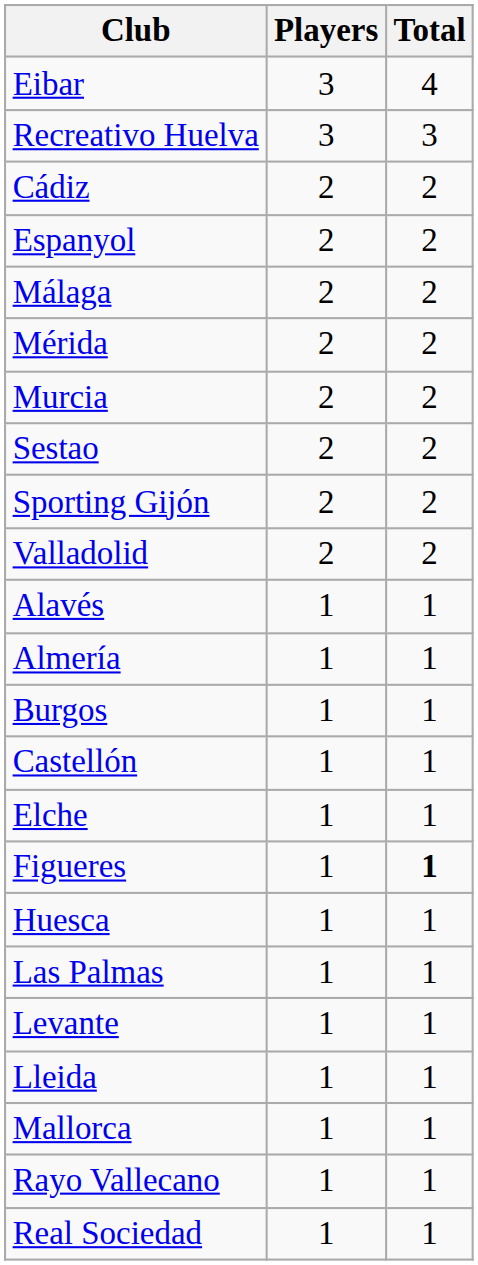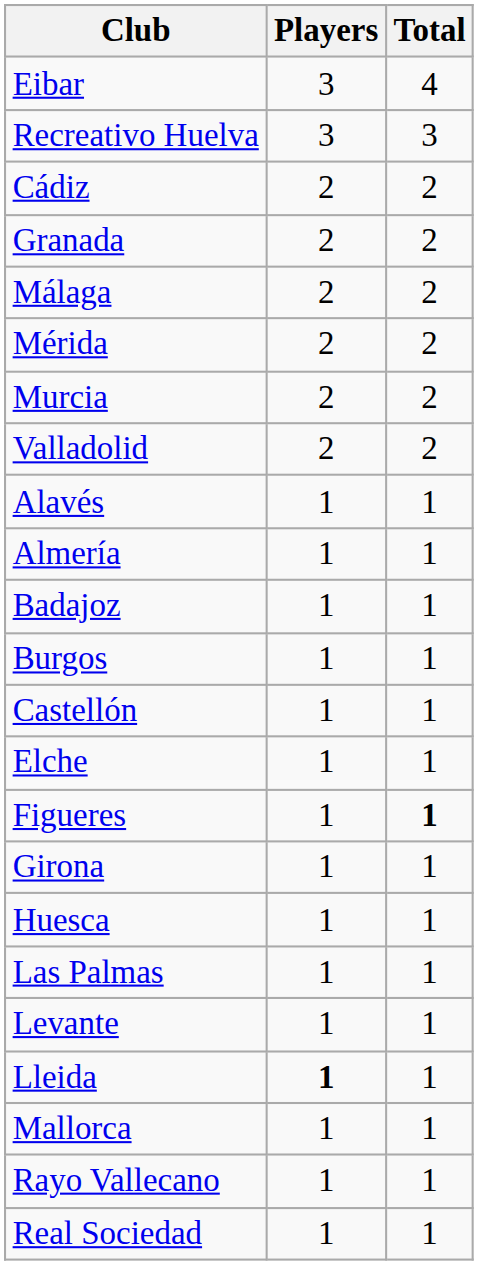- row: (74, 239)
+ row: (68, 239)
- row: (56, 448)
- row: (111, 501)
+ row: (67, 605)
+ row: (58, 866)
(326, 1076) normal -> (326, 1076) bold
